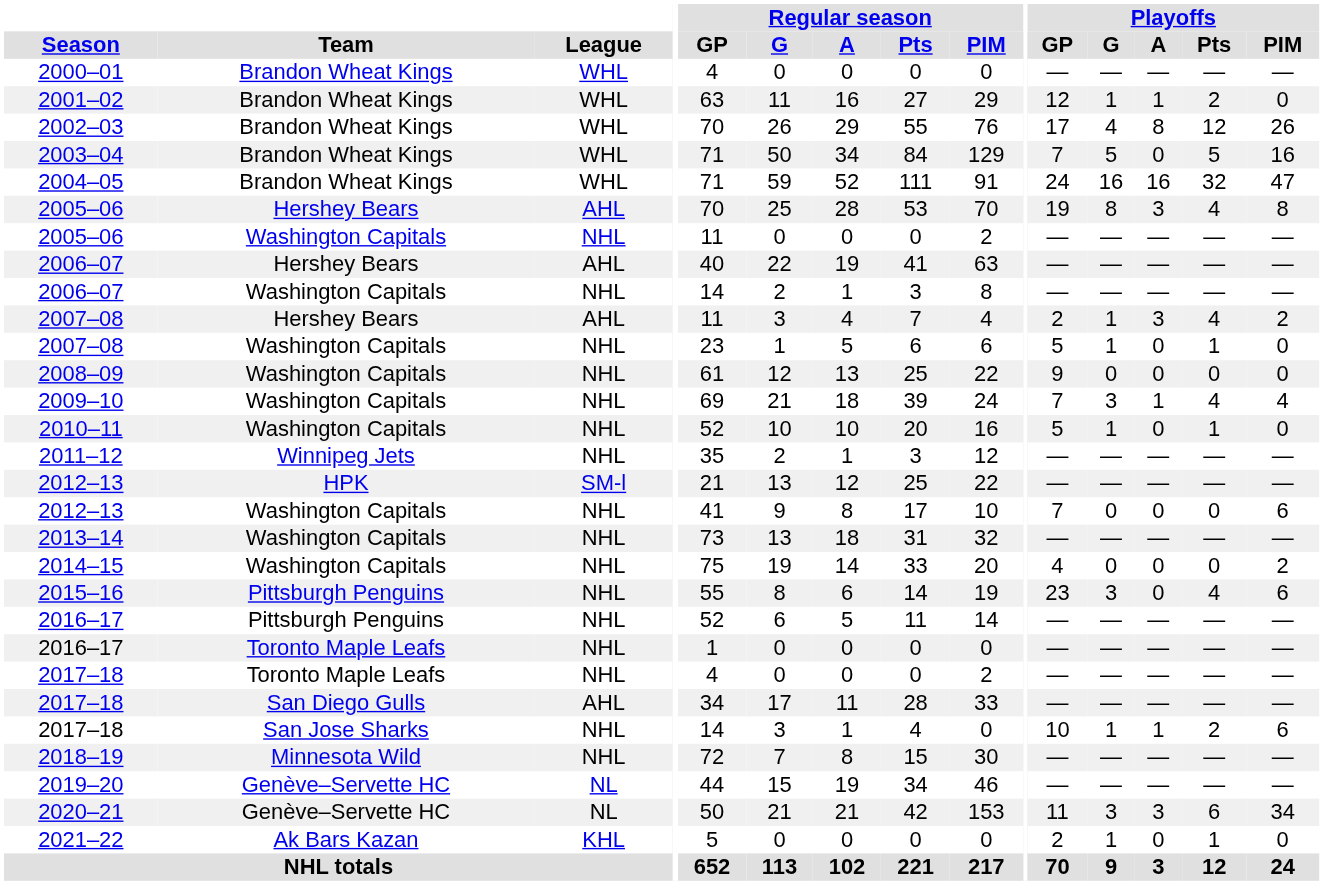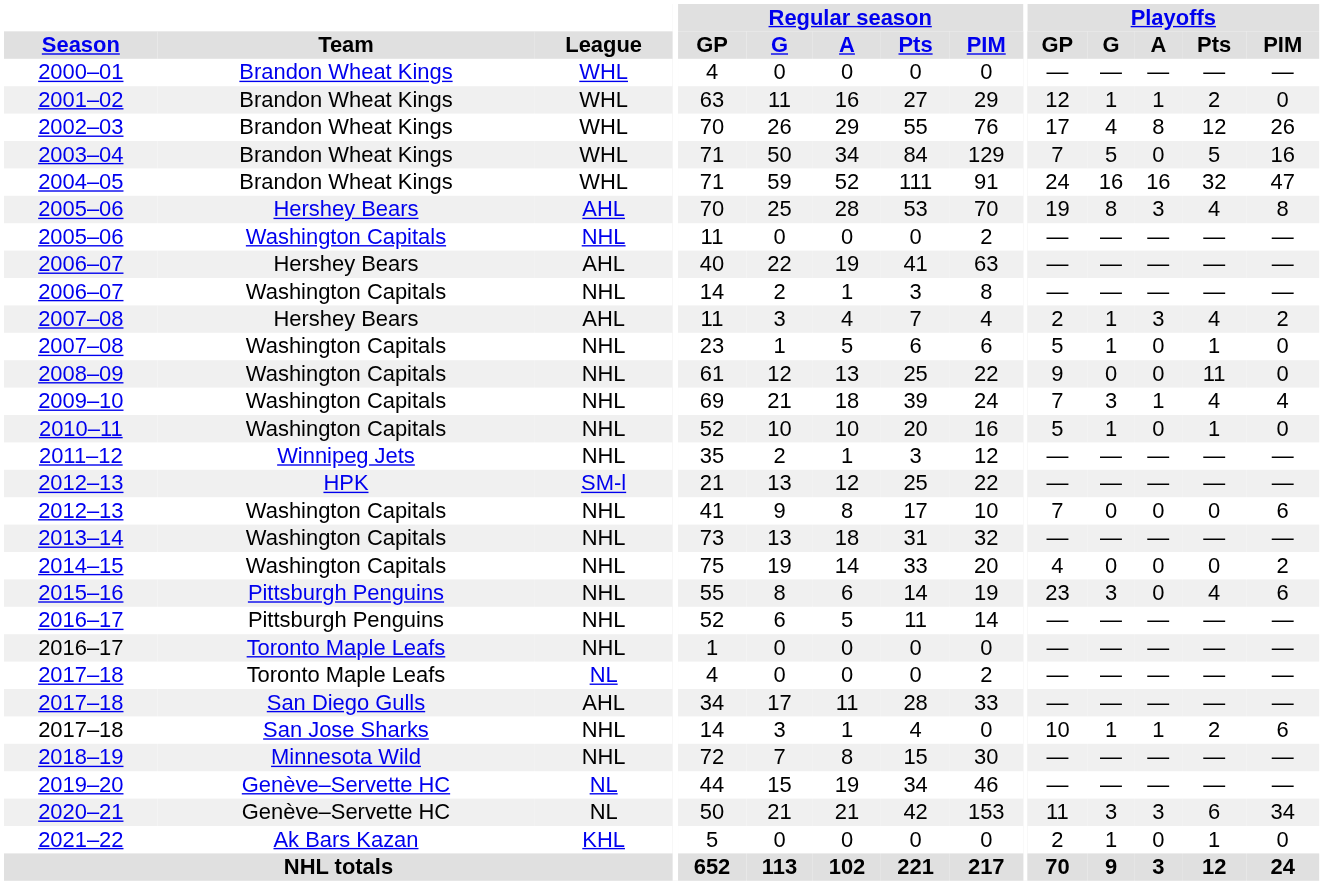(1214, 373) 0 -> (1214, 373) 11
(604, 675) NHL -> (604, 675) NL
